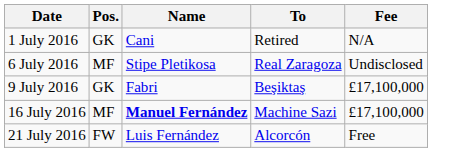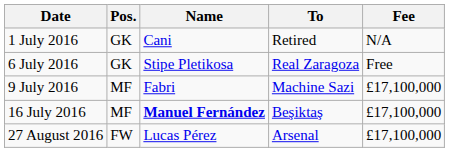(103, 64) MF -> (121, 64) GK
(386, 64) Undisclosed -> (379, 64) Free
(103, 87) GK -> (121, 87) MF
(280, 87) Beşiktaş -> (313, 87) Machine Sazi
(295, 111) Machine Sazi -> (297, 111) Beşiktaş
- row: (47, 135)
+ row: (56, 135)
